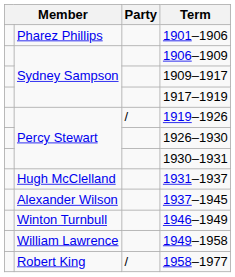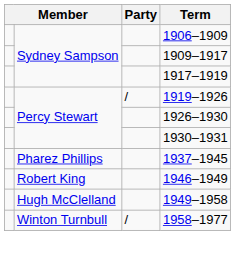- row: (195, 35)
- row: (195, 179)
(67, 199) Alexander Wilson -> (60, 158) Pharez Phillips
(62, 220) Winton Turnbull -> (51, 179) Robert King
(68, 240) William Lawrence -> (66, 199) Hugh McClelland
(51, 261) Robert King -> (62, 220) Winton Turnbull
